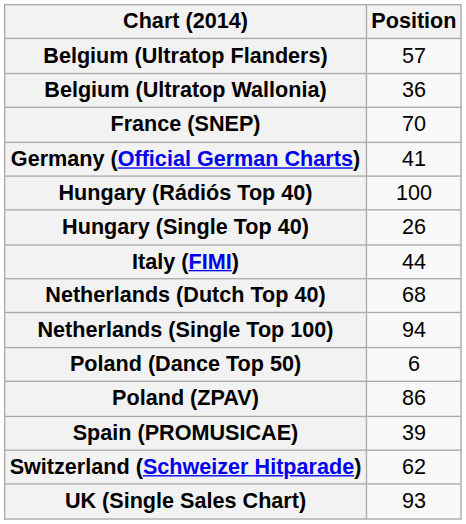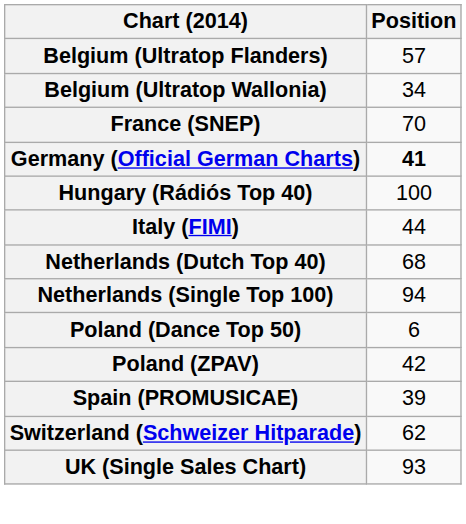(414, 90) 36 -> (414, 90) 34
(414, 158) normal -> (414, 158) bold
- row: (186, 227)
(414, 398) 86 -> (414, 364) 42
